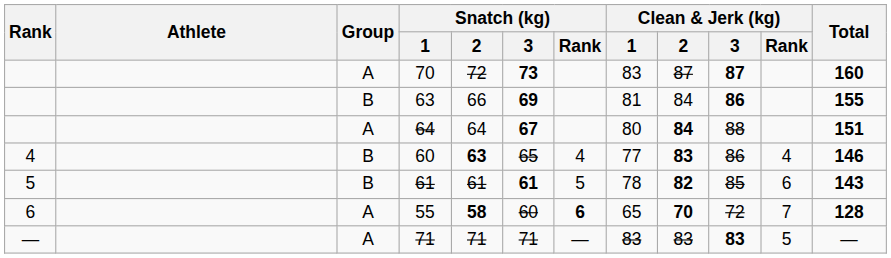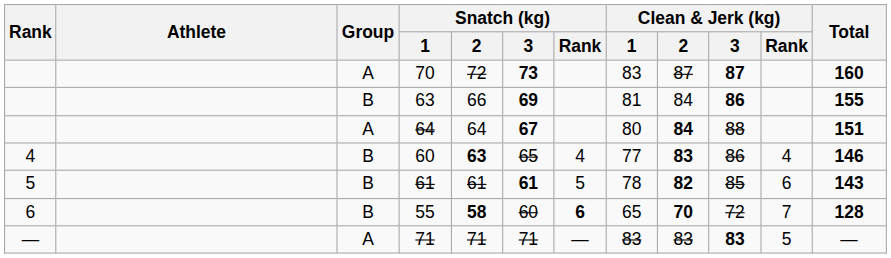(368, 211) A -> (368, 211) B
